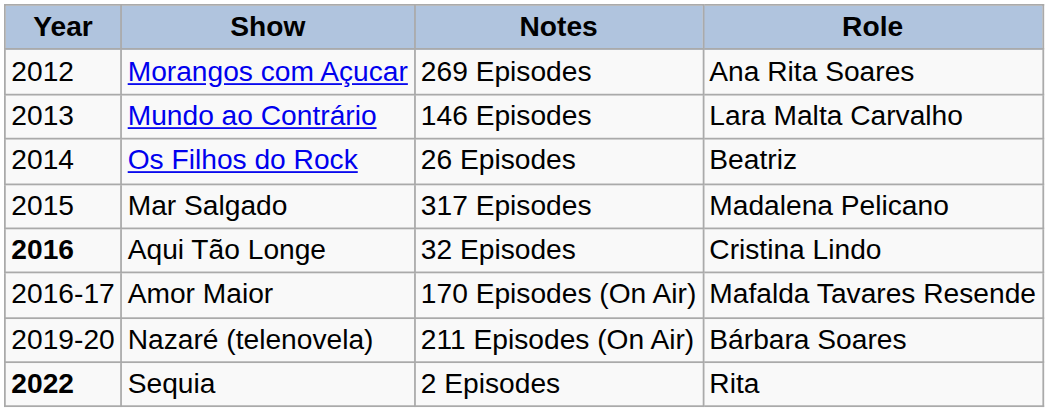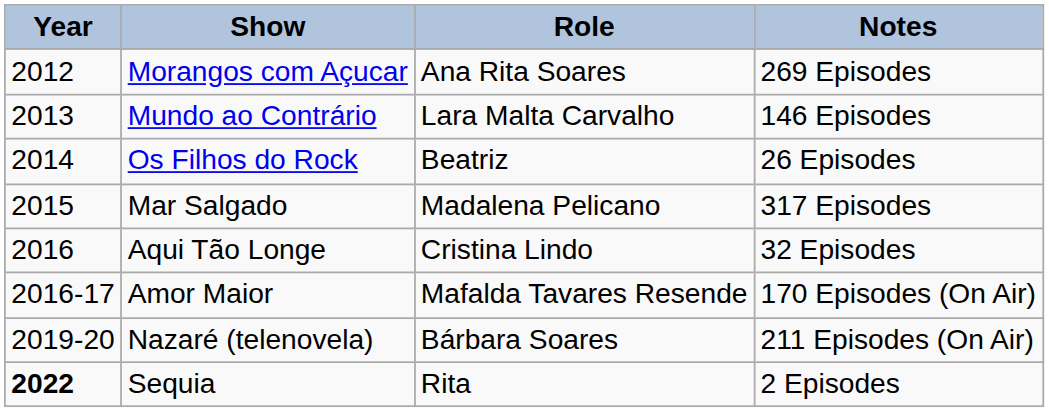columns swapped: (873, 26) <-> (559, 26)
(43, 250) bold -> (43, 250) normal
